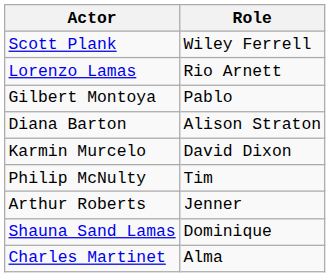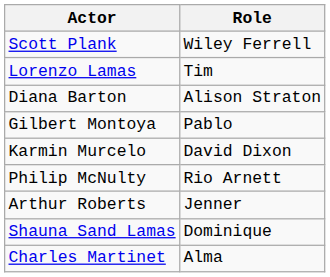(233, 71) Rio Arnett -> (198, 71) Tim
rows swapped: (68, 125) <-> (82, 98)
(198, 178) Tim -> (233, 178) Rio Arnett
